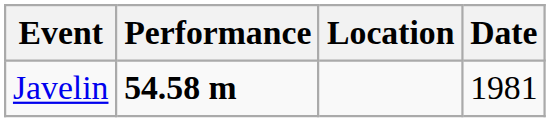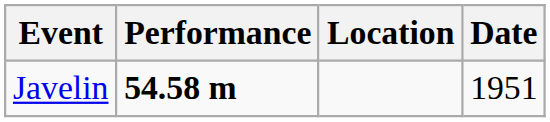(504, 88) 1981 -> (504, 88) 1951
